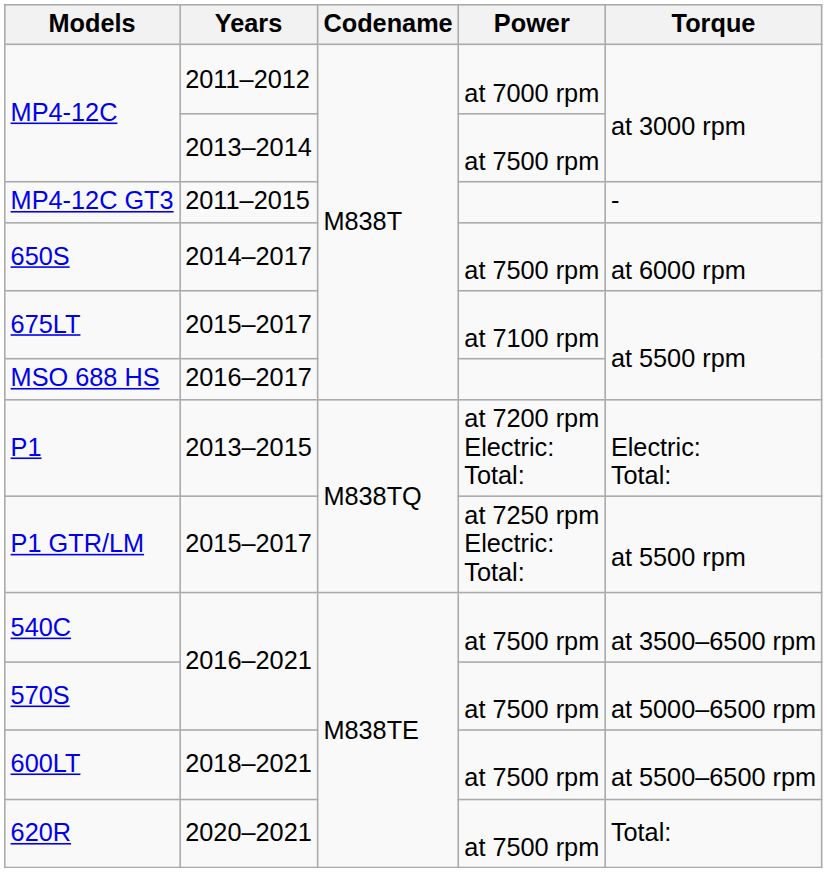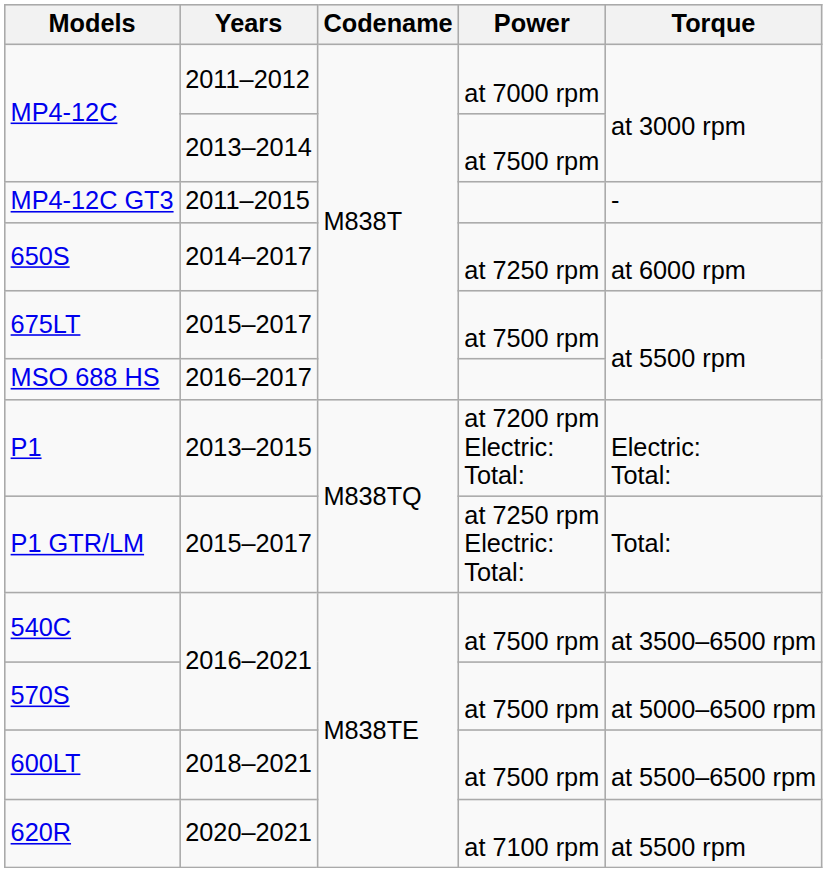(532, 270) at 7500 rpm -> (532, 270) at 7250 rpm
(532, 338) at 7100 rpm -> (532, 338) at 7500 rpm
(678, 558) at 5500 rpm -> (641, 544) Total:
(532, 846) at 7500 rpm -> (532, 846) at 7100 rpm
(641, 832) Total: -> (678, 846) at 5500 rpm
